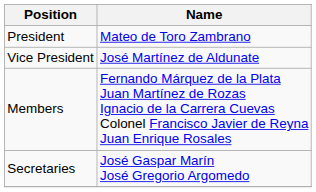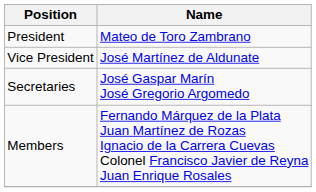rows swapped: (35, 109) <-> (41, 168)
